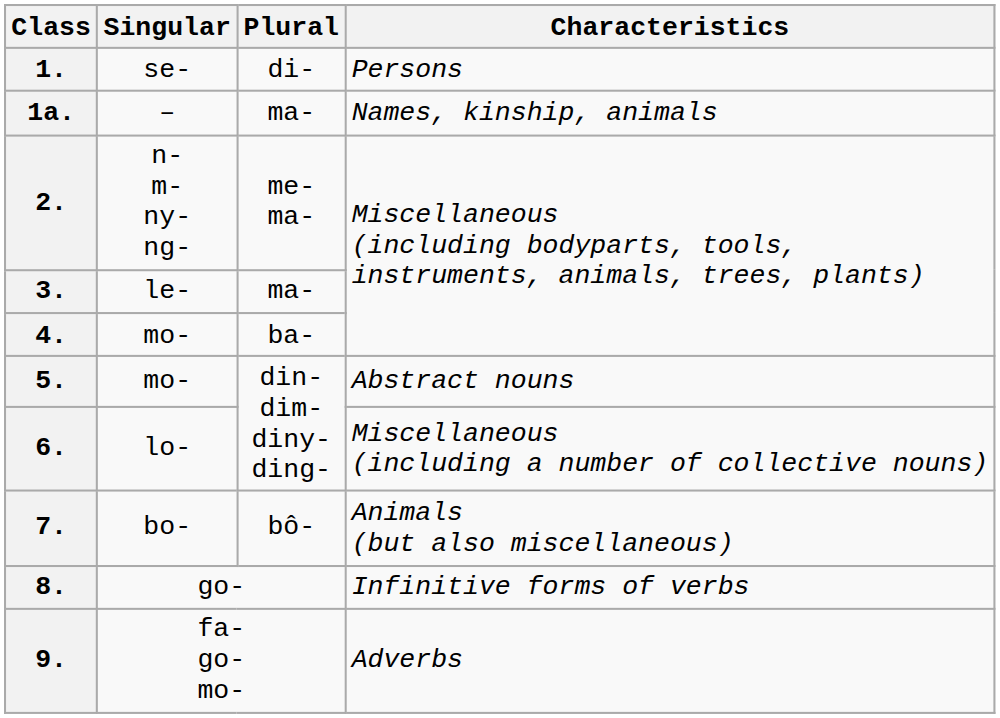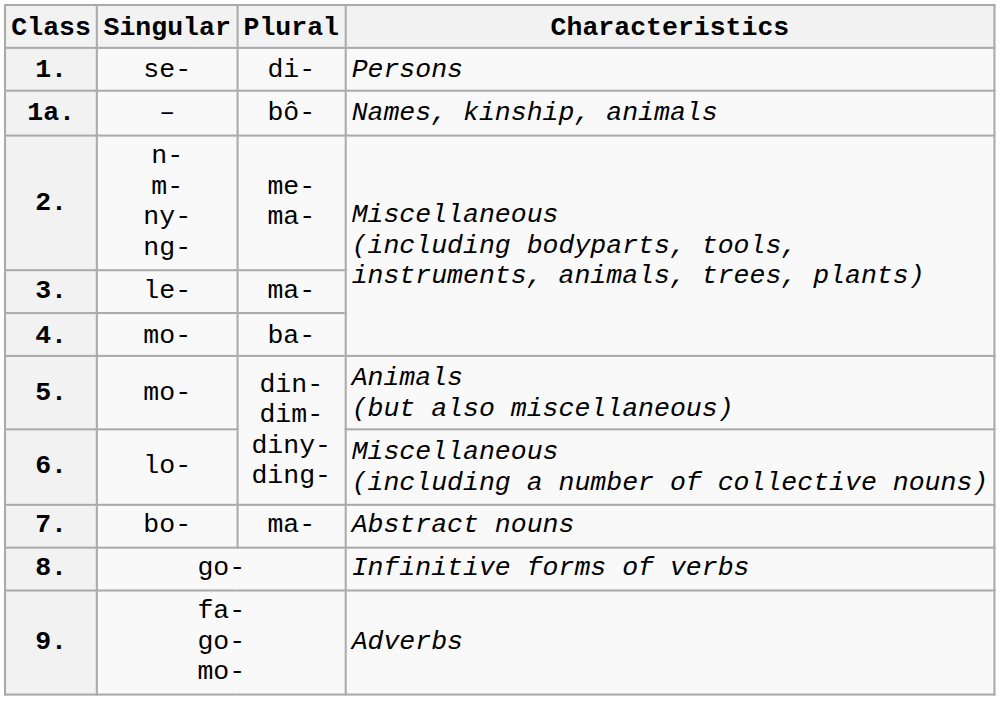(291, 113) ma- -> (291, 113) bô-
(463, 381) Abstract nouns -> (543, 393) Animals (but also miscellaneous)
(291, 528) bô- -> (291, 525) ma-
(543, 528) Animals (but also miscellaneous) -> (463, 525) Abstract nouns
